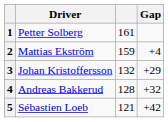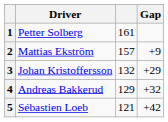(126, 51) 159 -> (126, 51) 157
(155, 51) +4 -> (155, 51) +9
(126, 89) 128 -> (126, 89) 129
